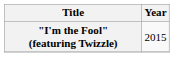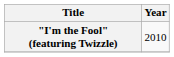(155, 36) 2015 -> (155, 36) 2010
